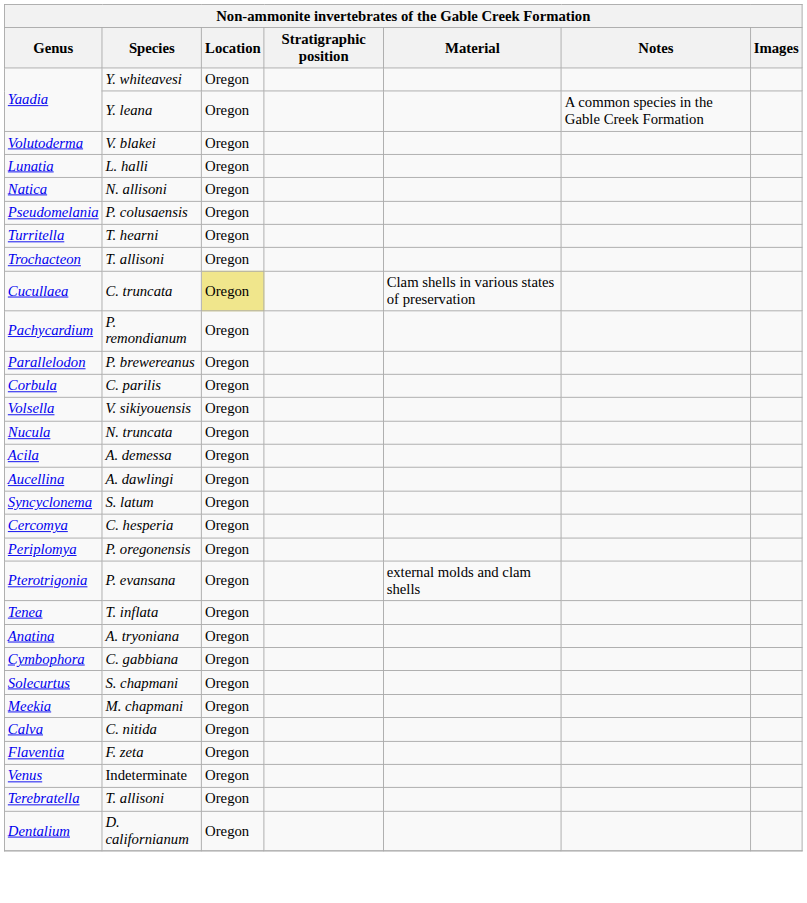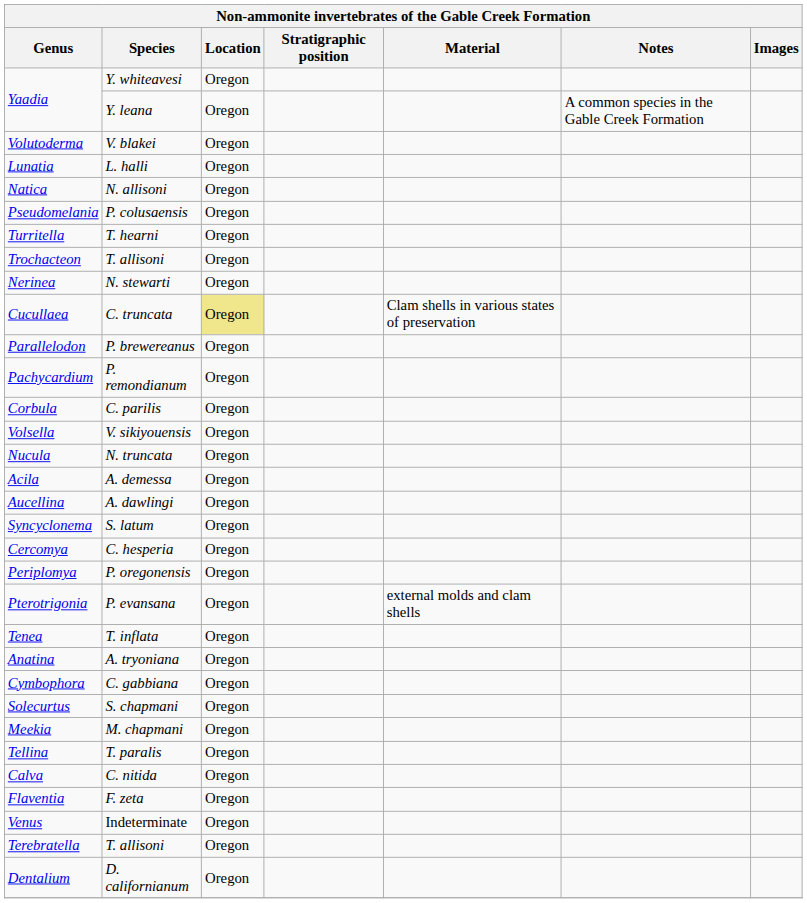+ row: (32, 282)
rows swapped: (47, 362) <-> (51, 330)
+ row: (28, 752)
